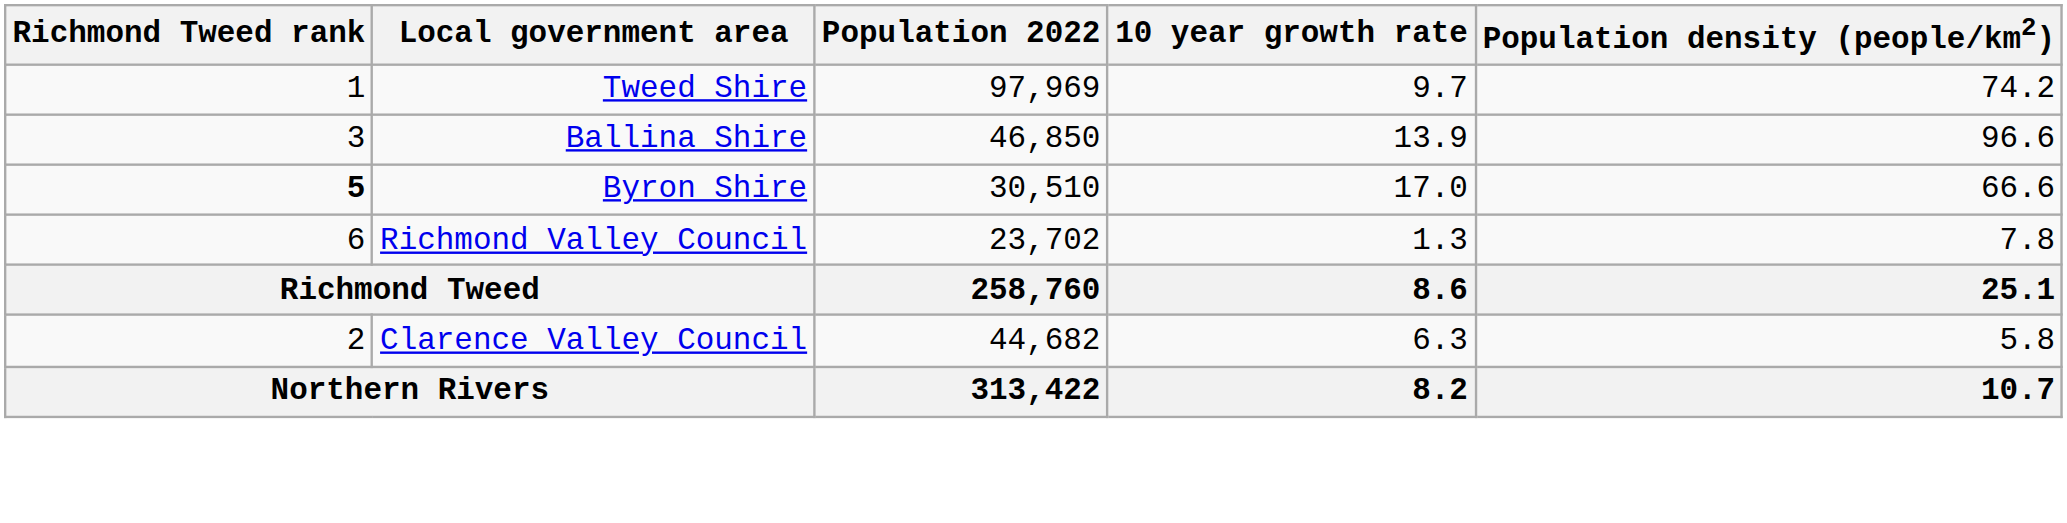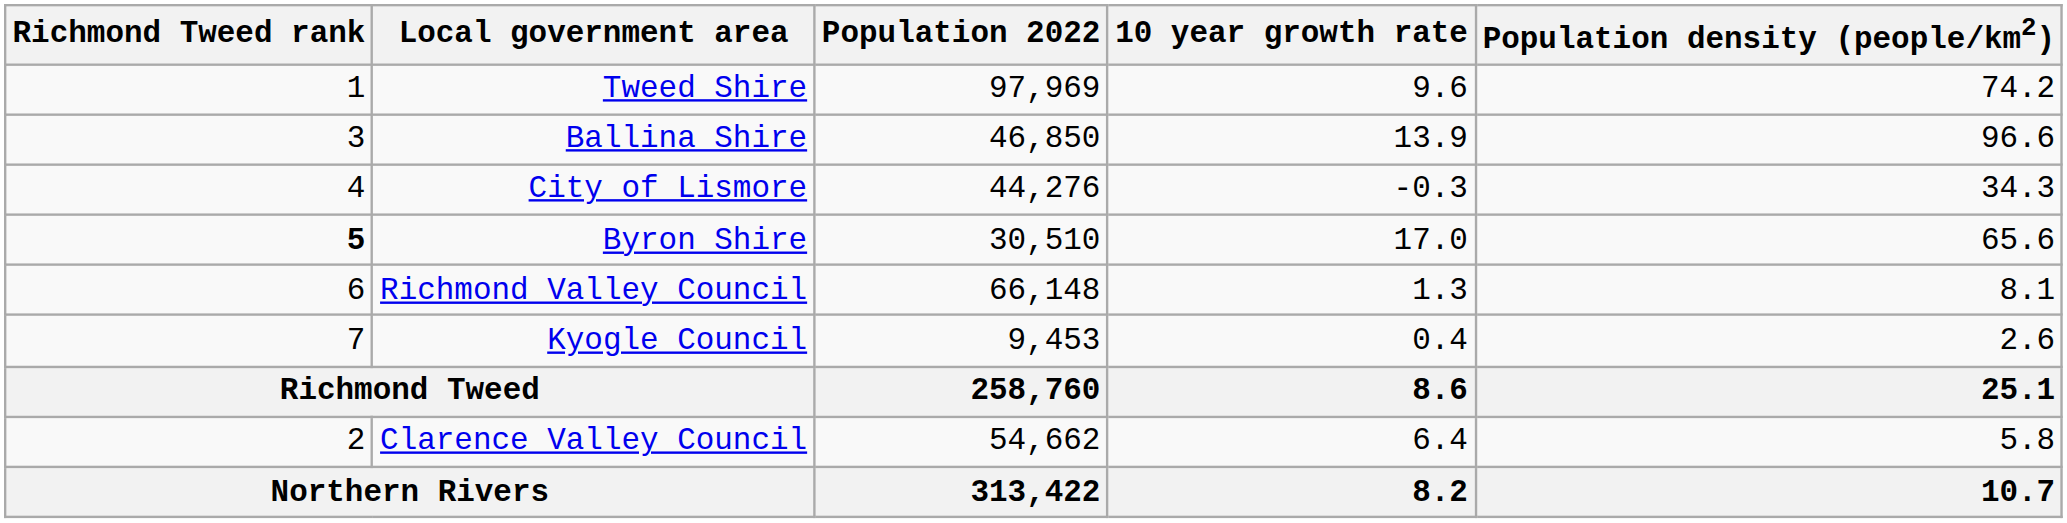(1440, 89) 9.7 -> (1440, 89) 9.6
+ row: (668, 190)
(2018, 190) 66.6 -> (2018, 240) 65.6
(1045, 240) 23,702 -> (1045, 290) 66,148
(2027, 240) 7.8 -> (2027, 290) 8.1
+ row: (677, 341)
(1045, 341) 44,682 -> (1045, 442) 54,662
(1440, 341) 6.3 -> (1440, 442) 6.4
